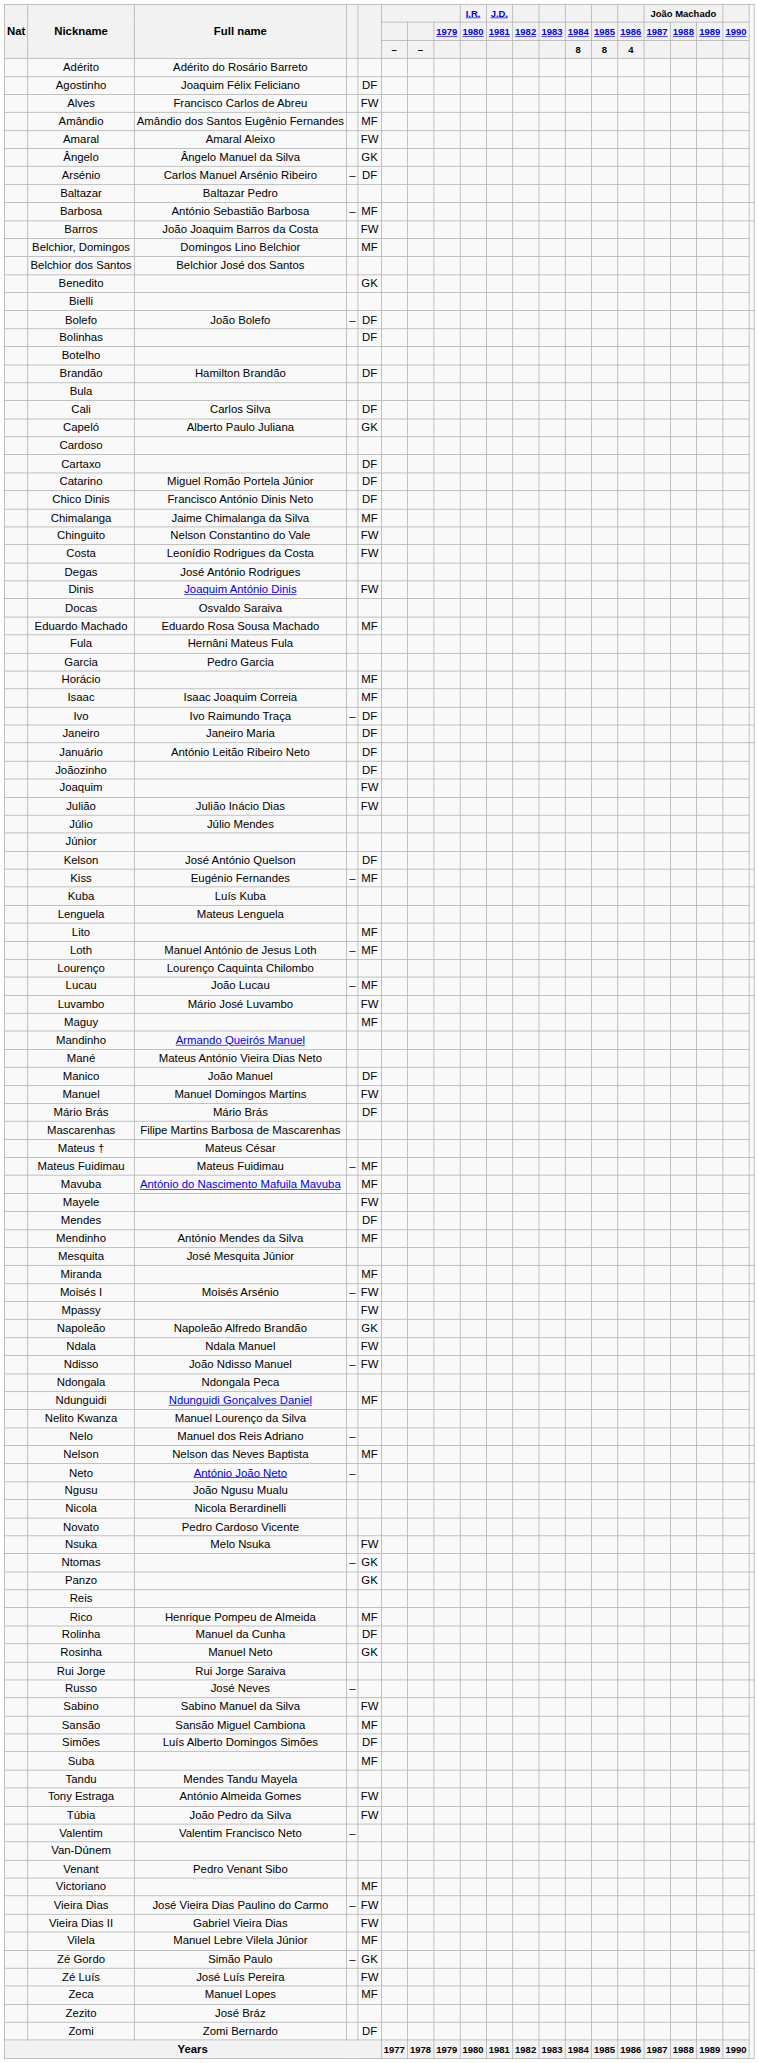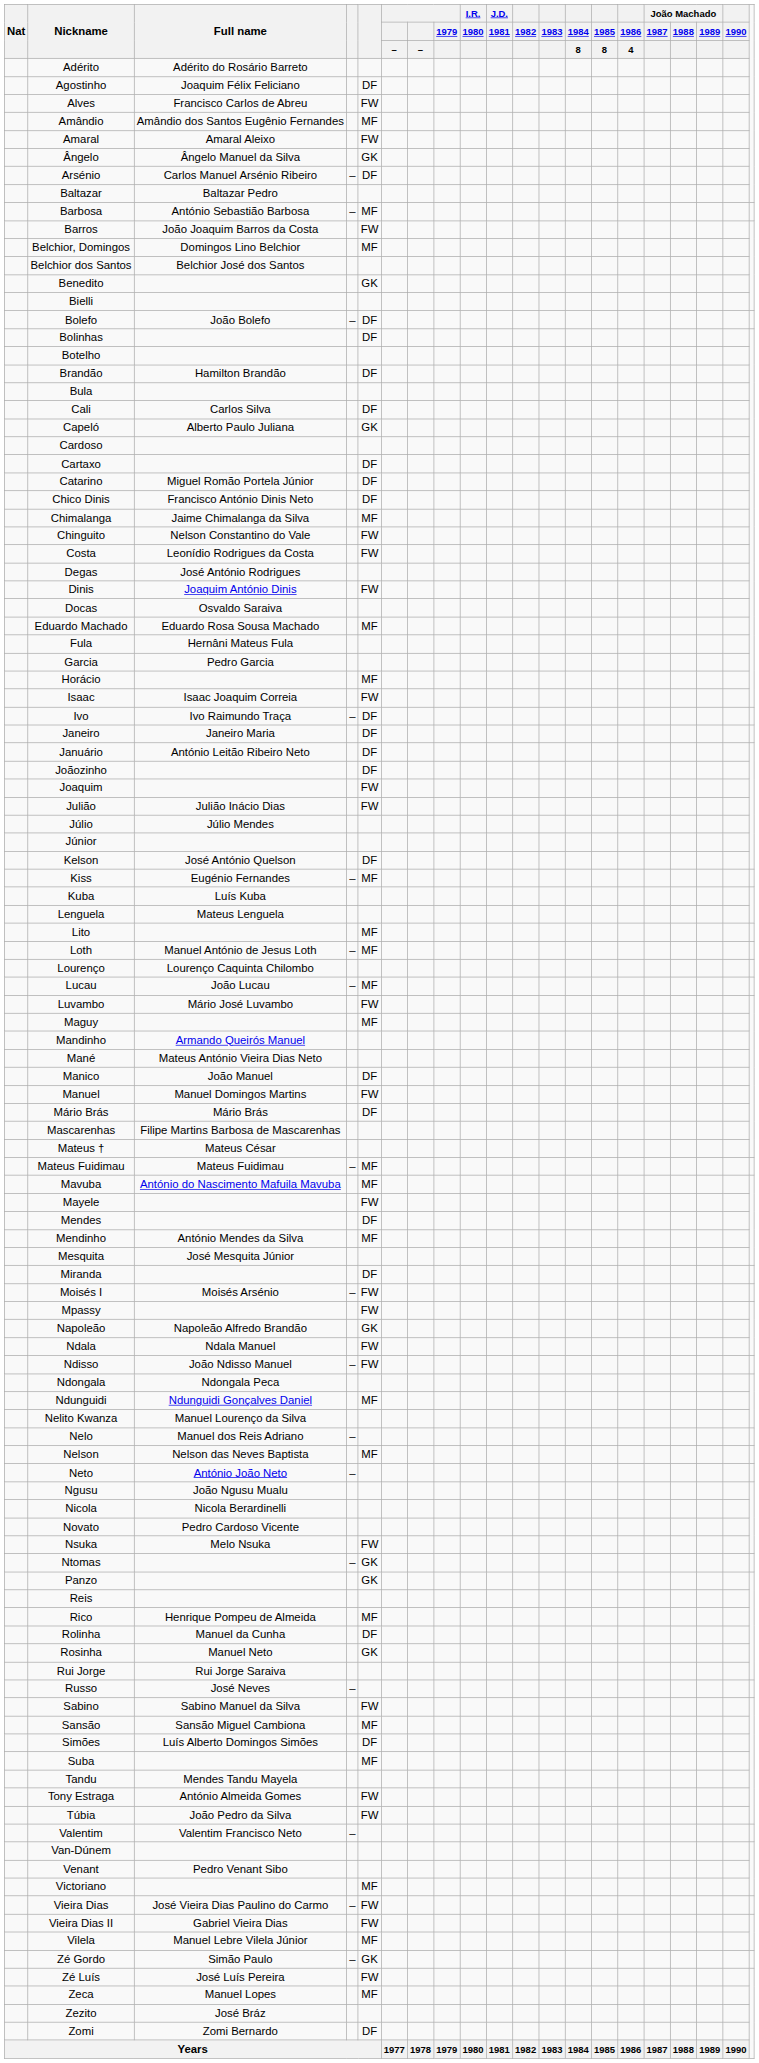(370, 698) MF -> (370, 698) FW
(370, 1274) MF -> (370, 1274) DF
